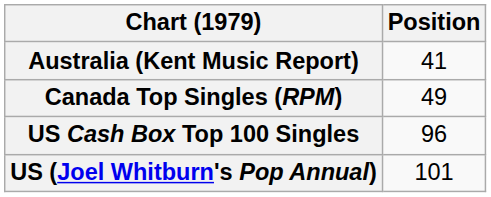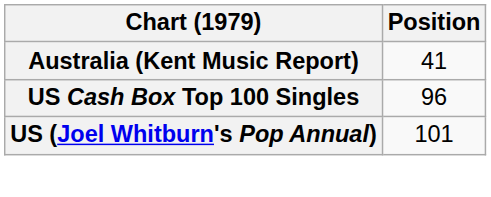- row: (193, 97)
